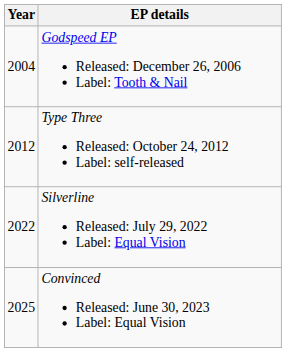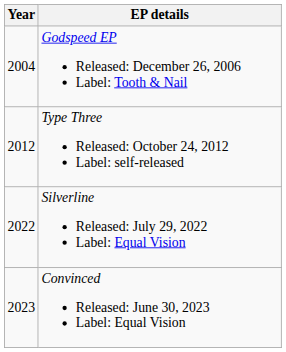(21, 307) 2025 -> (21, 307) 2023
